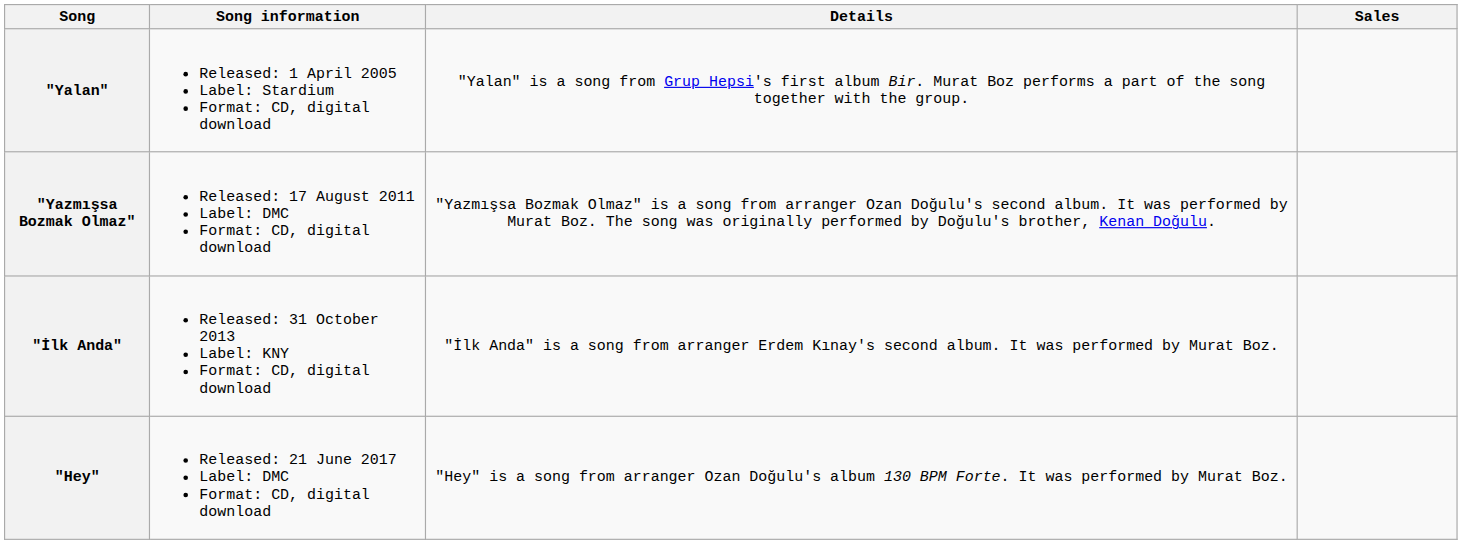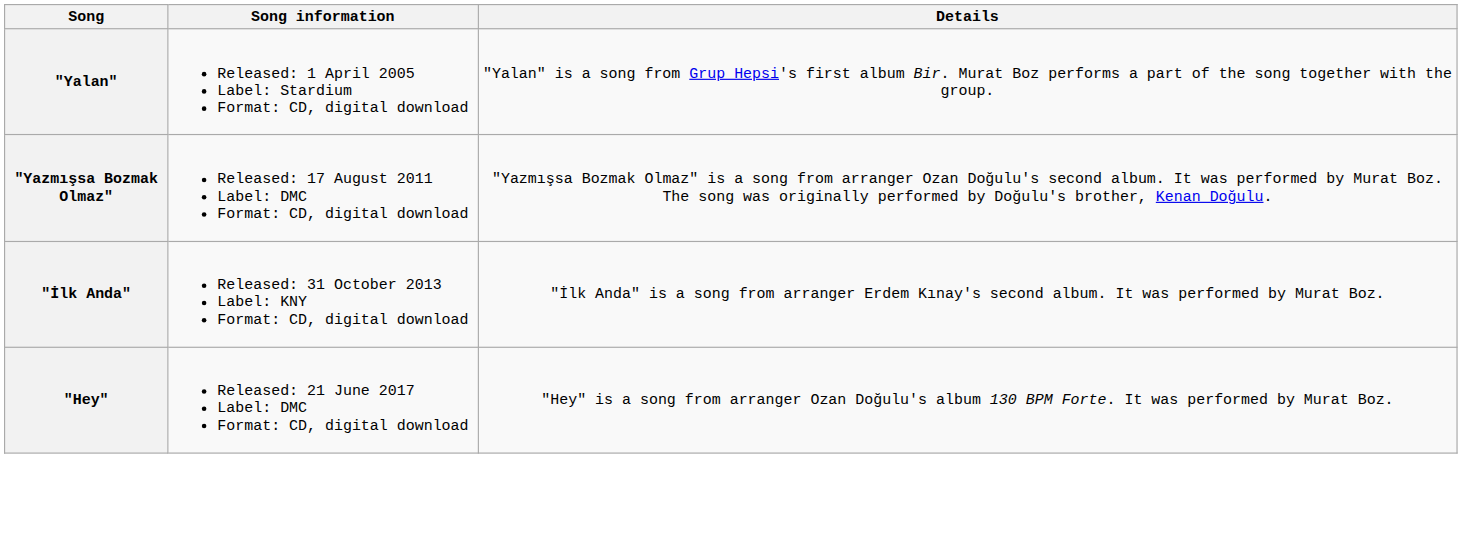- column: (1377, 17)
